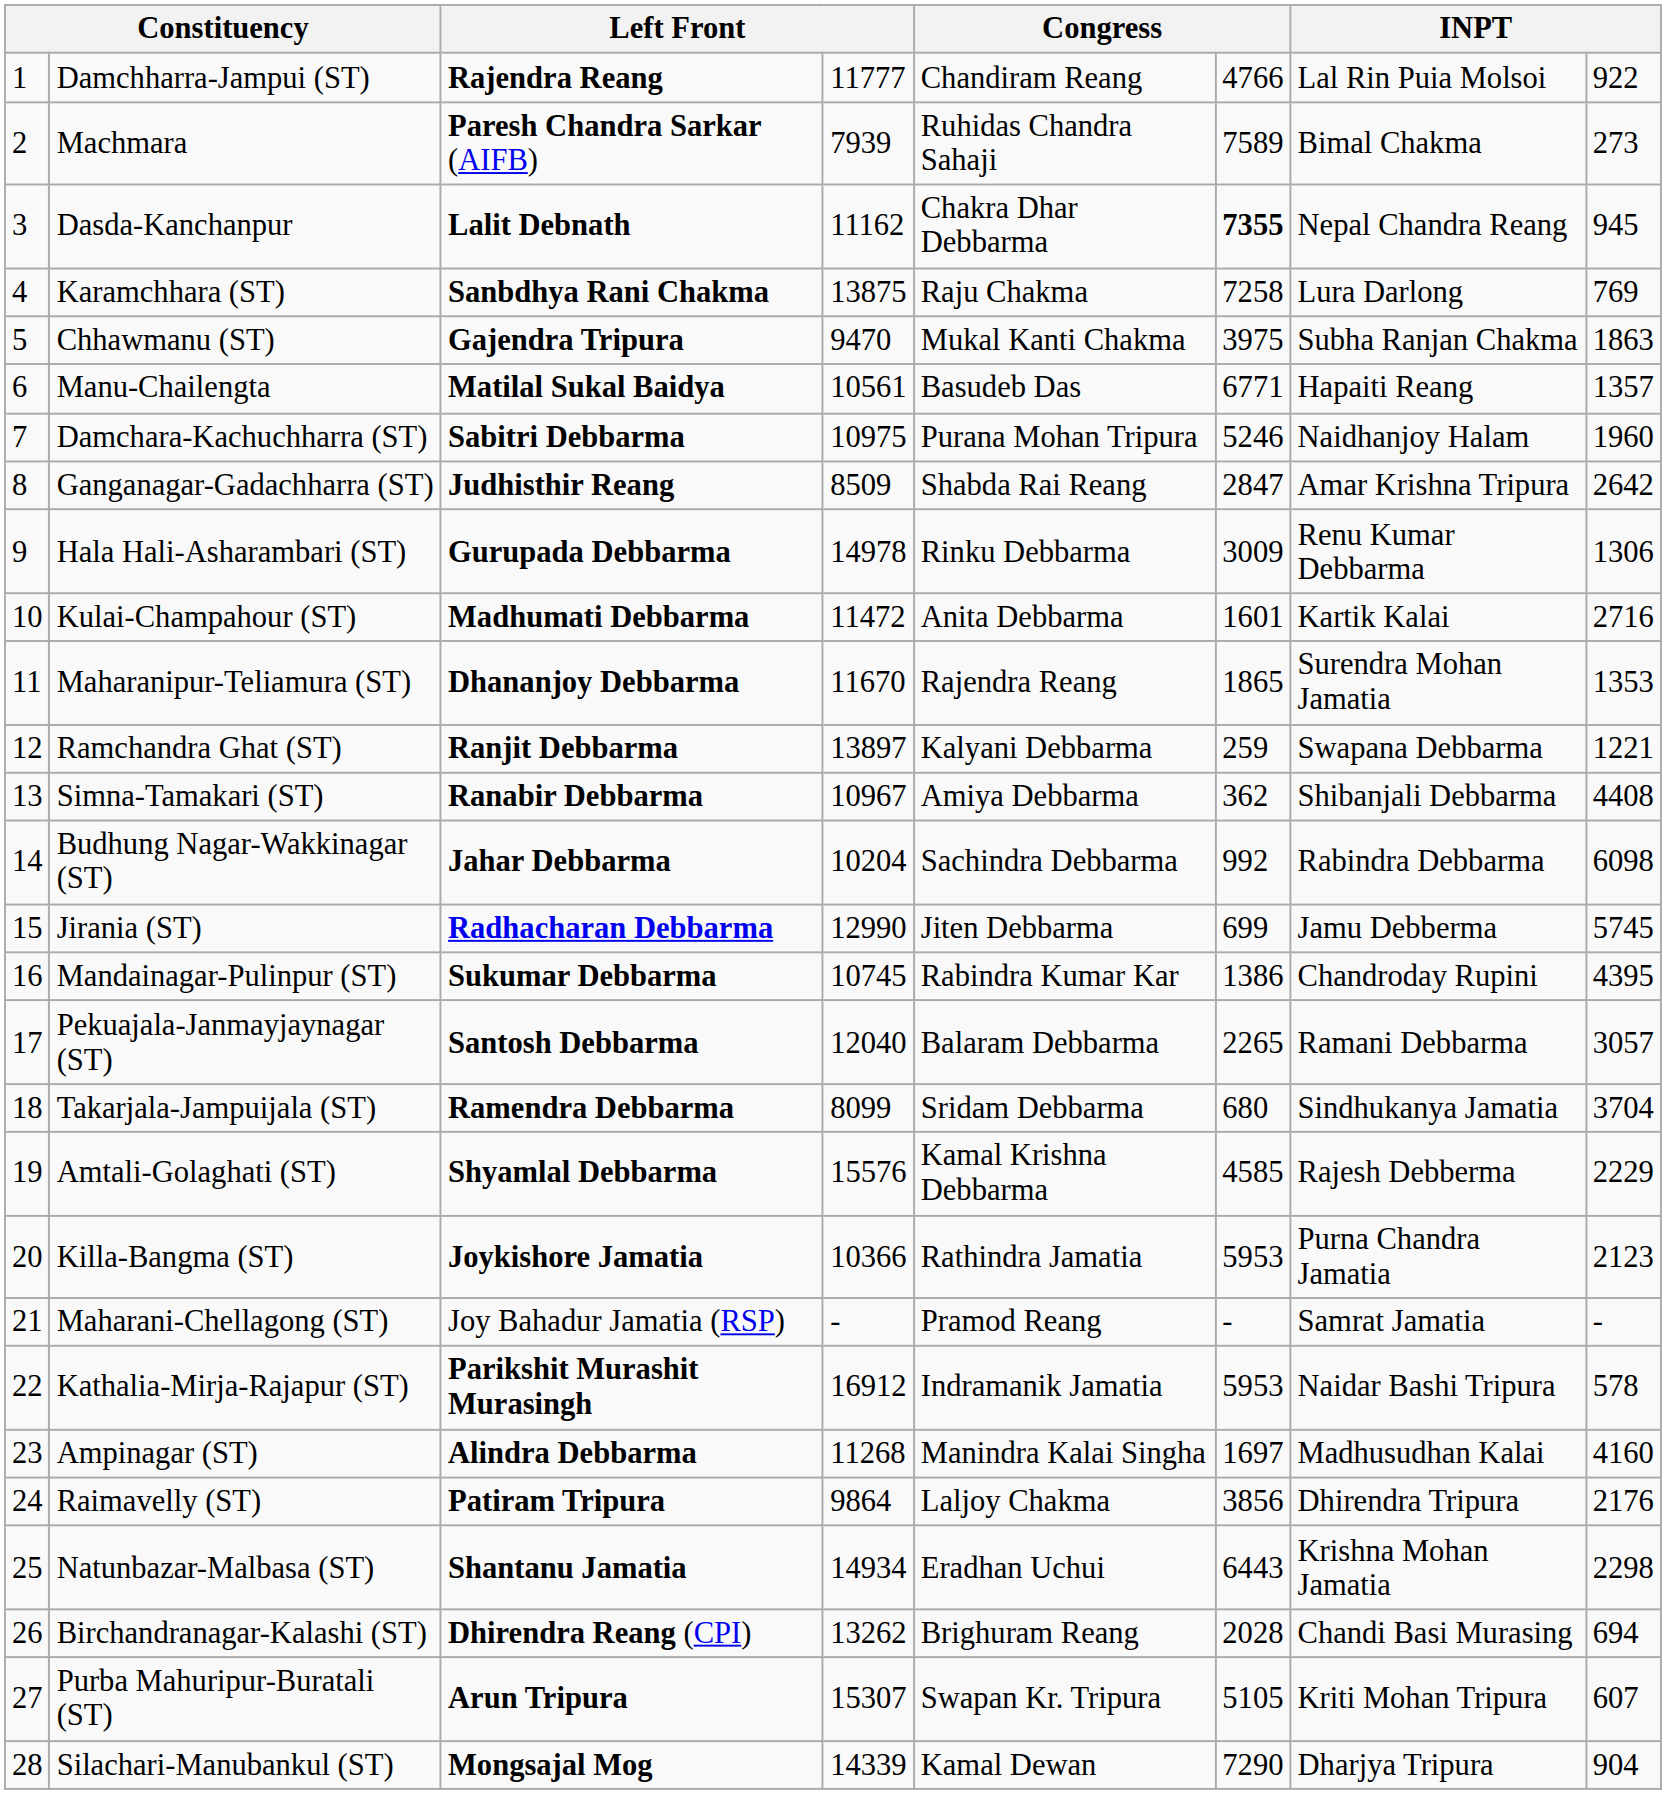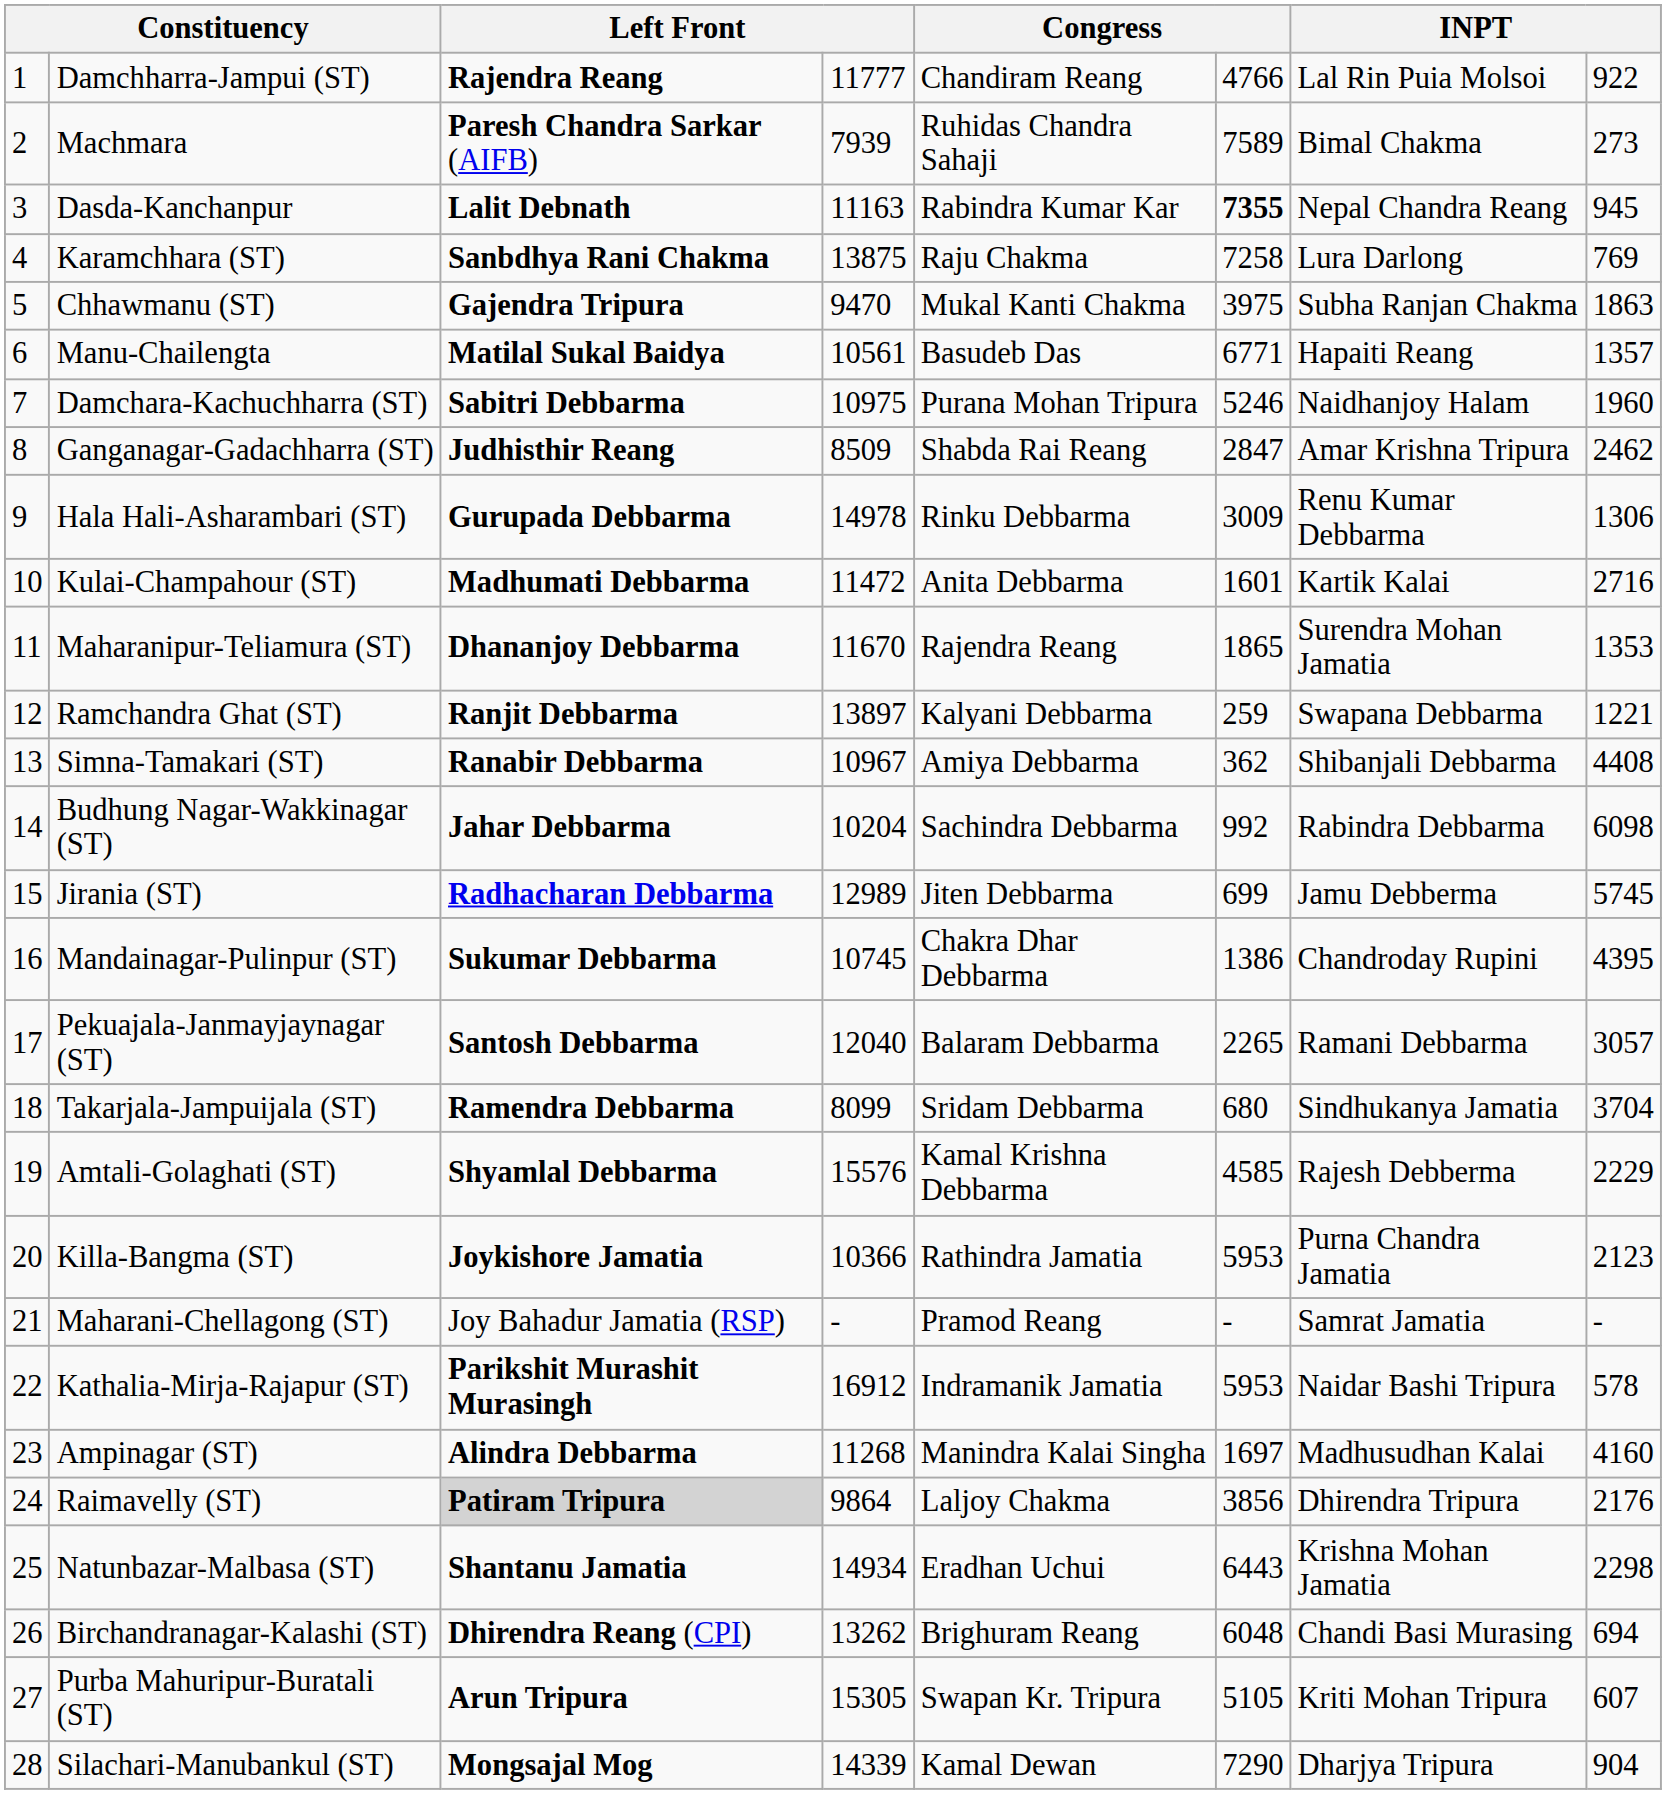(867, 225) 11162 -> (867, 208) 11163
(999, 225) Chakra Dhar Debbarma -> (1050, 208) Rabindra Kumar Kar
(1623, 485) 2642 -> (1623, 450) 2462
(868, 927) 12990 -> (868, 893) 12989
(1050, 976) Rabindra Kumar Kar -> (999, 958) Chakra Dhar Debbarma
(557, 1501) no background -> (557, 1501) lightgrey background
(1253, 1632) 2028 -> (1253, 1632) 6048
(868, 1698) 15307 -> (868, 1698) 15305
